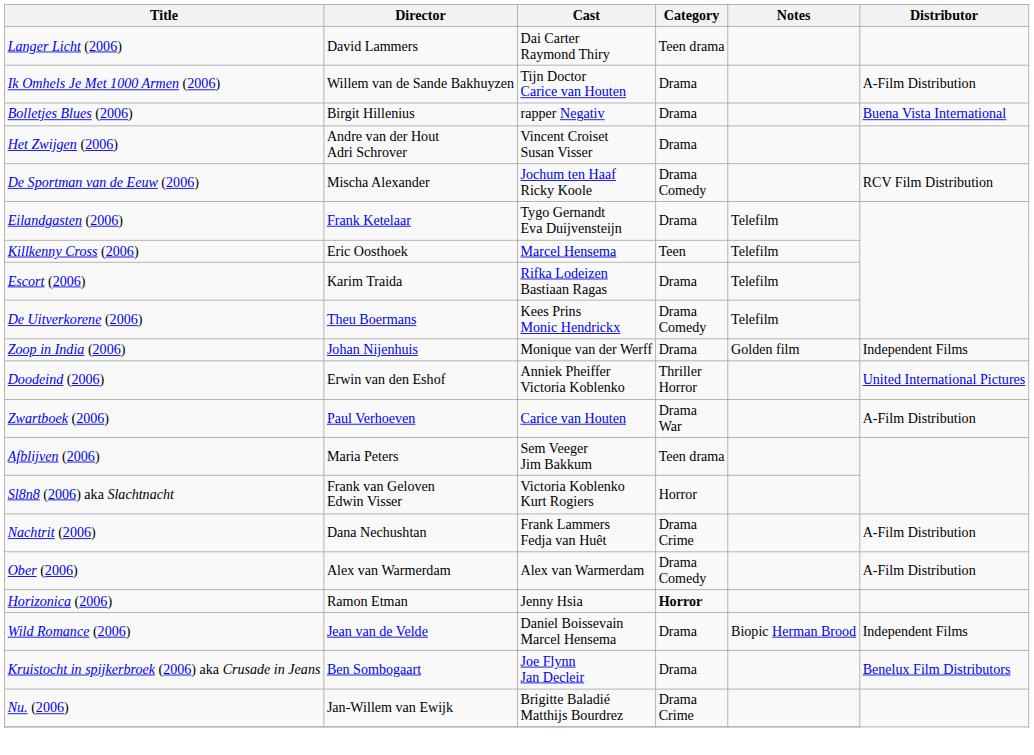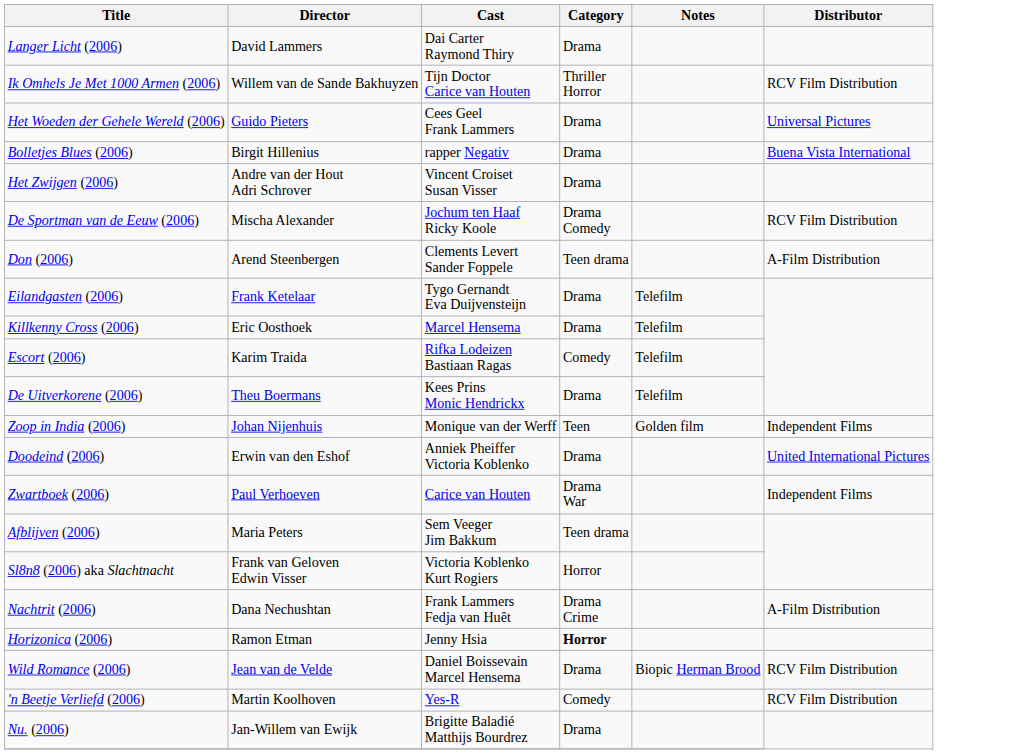(692, 45) Teen drama -> (582, 45) Drama
(678, 84) Drama -> (584, 84) Thriller Horror
(919, 84) A-Film Distribution -> (832, 84) RCV Film Distribution
+ row: (116, 122)
+ row: (40, 259)
(672, 251) Teen -> (582, 327) Drama
(678, 281) Drama -> (587, 357) Comedy
(683, 319) Drama Comedy -> (582, 395) Drama
(678, 349) Drama -> (577, 426) Teen
(680, 380) Thriller Horror -> (582, 456) Drama
(919, 418) A-Film Distribution -> (820, 494) Independent Films
- row: (43, 570)
(915, 631) Independent Films -> (832, 669) RCV Film Distribution
- row: (164, 669)
+ row: (76, 699)
(678, 707) Drama Crime -> (582, 730) Drama
